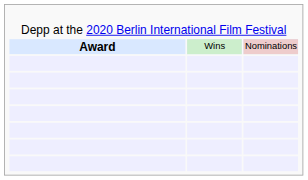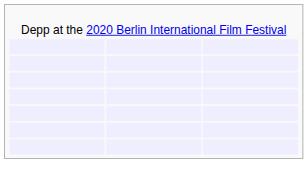- row: (97, 46)
